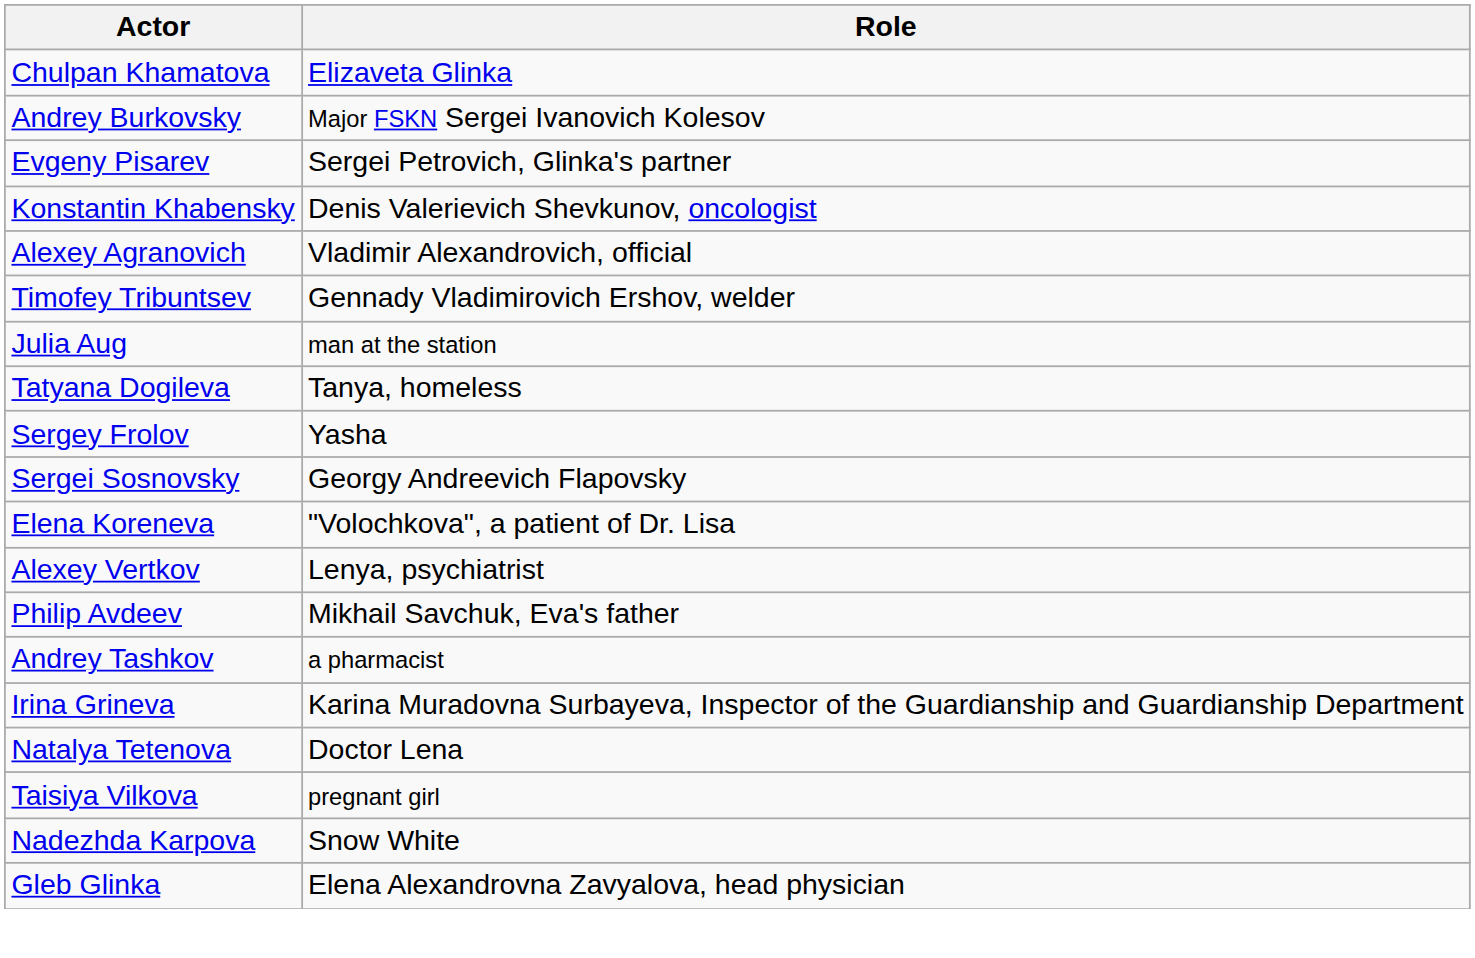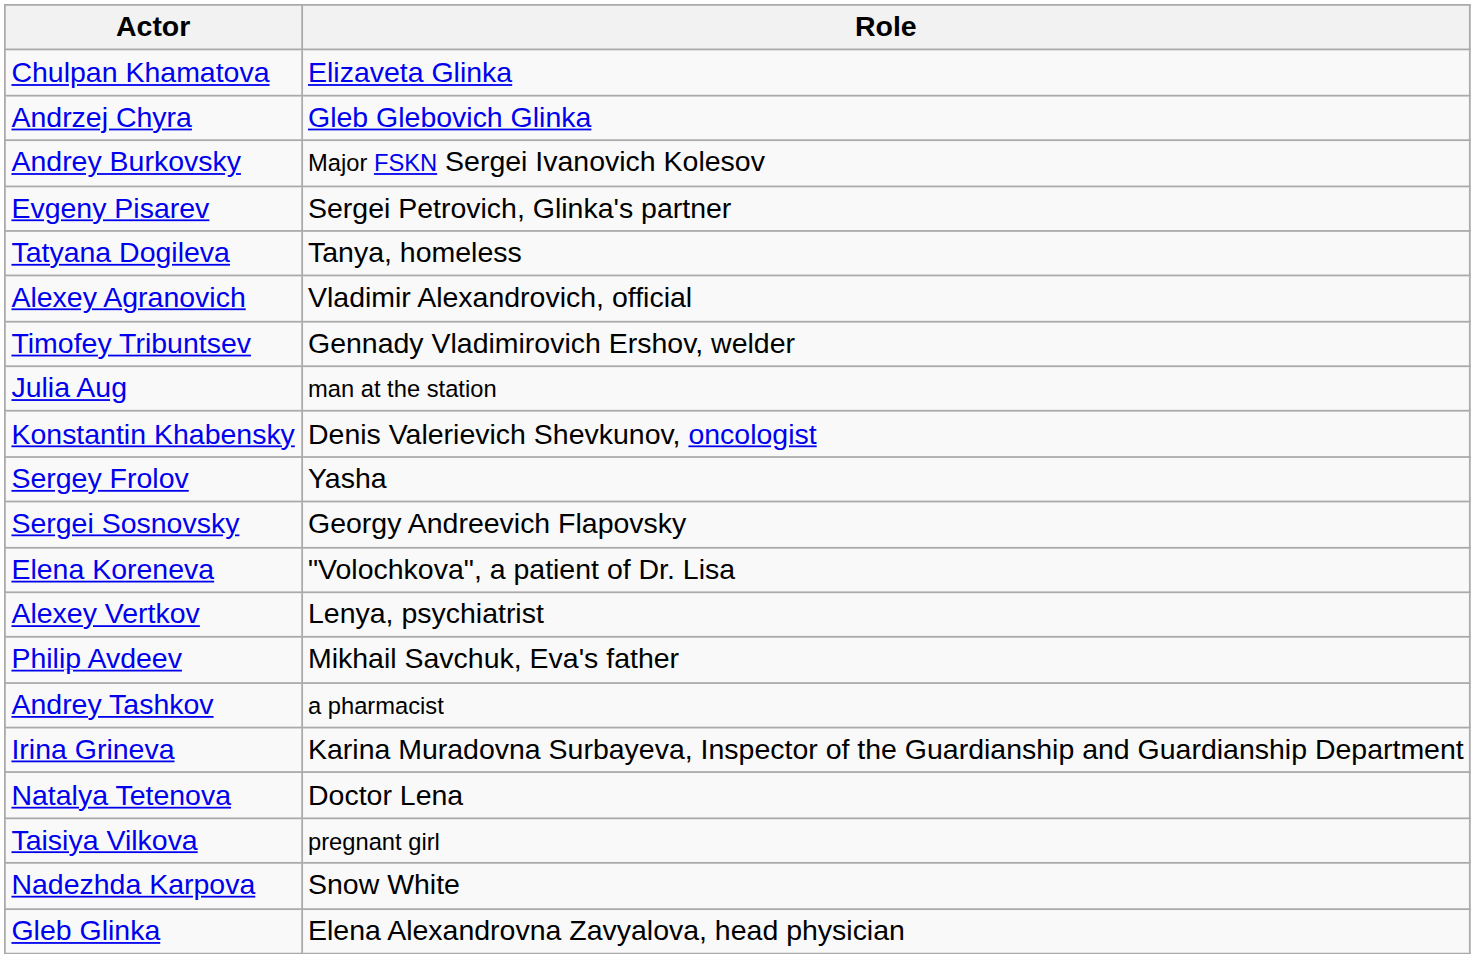+ row: (102, 117)
rows swapped: (153, 207) <-> (121, 388)
